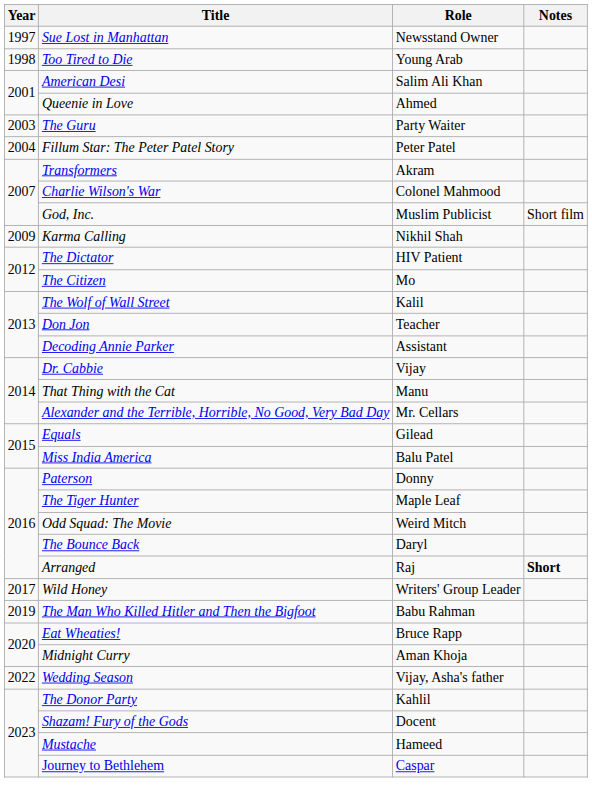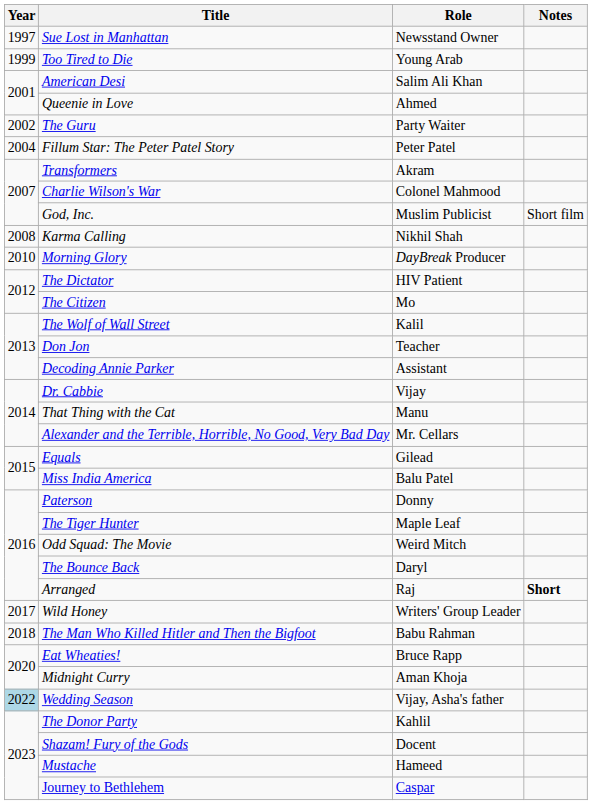(22, 59) 1998 -> (22, 59) 1999
(22, 125) 2003 -> (22, 125) 2002
(22, 236) 2009 -> (22, 236) 2008
+ row: (84, 258)
(22, 611) 2019 -> (22, 633) 2018
(22, 677) no background -> (22, 699) lightblue background
